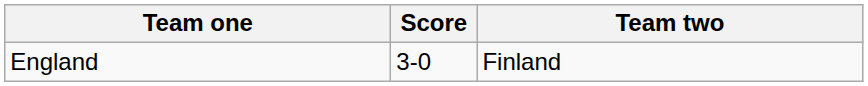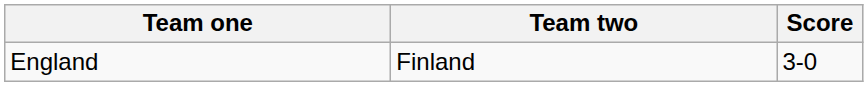columns swapped: (670, 23) <-> (434, 23)
